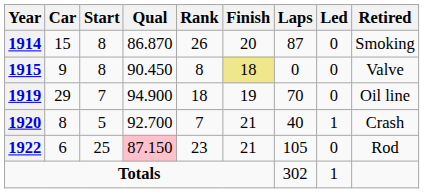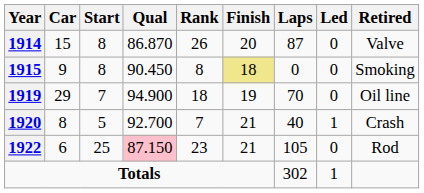(385, 43) Smoking -> (385, 43) Valve
(385, 69) Valve -> (385, 69) Smoking
